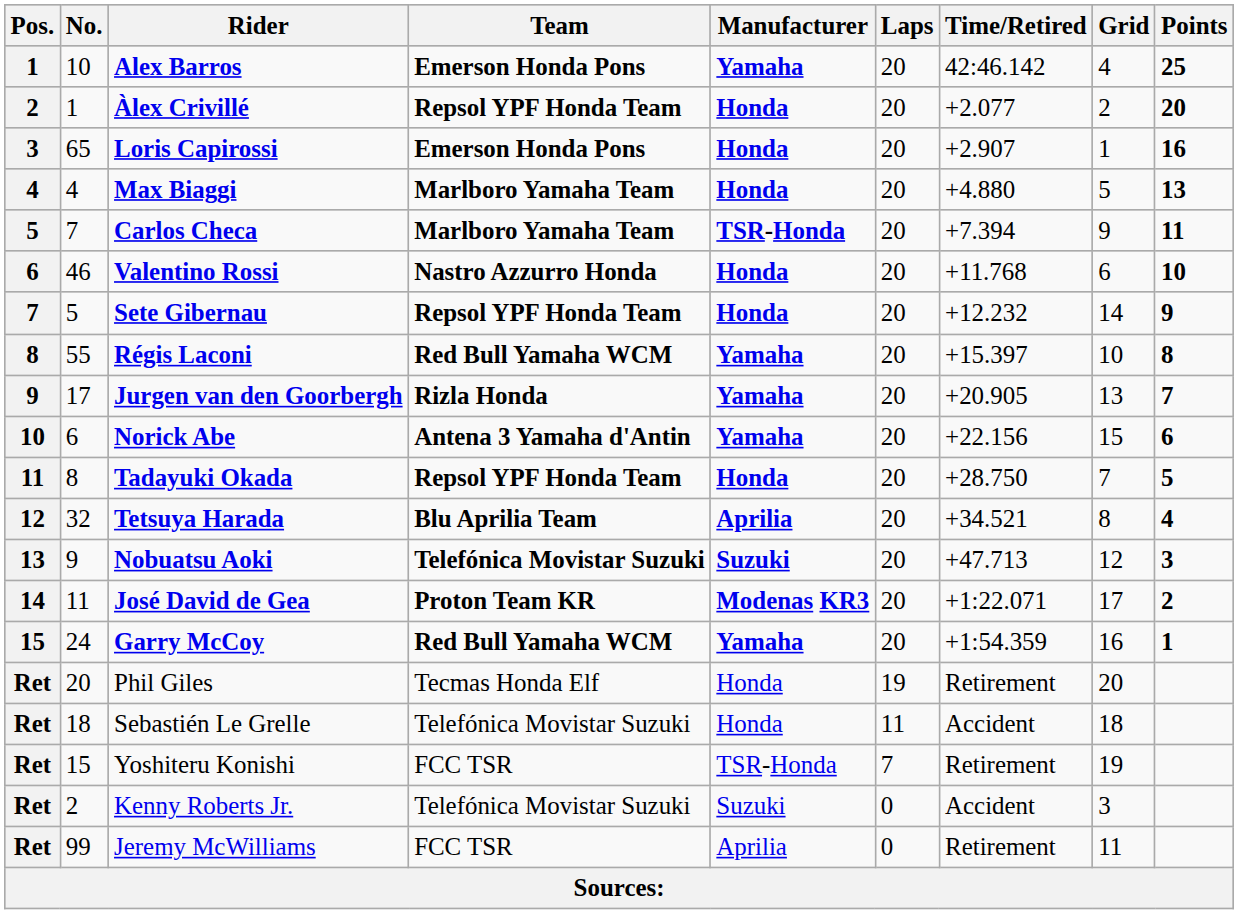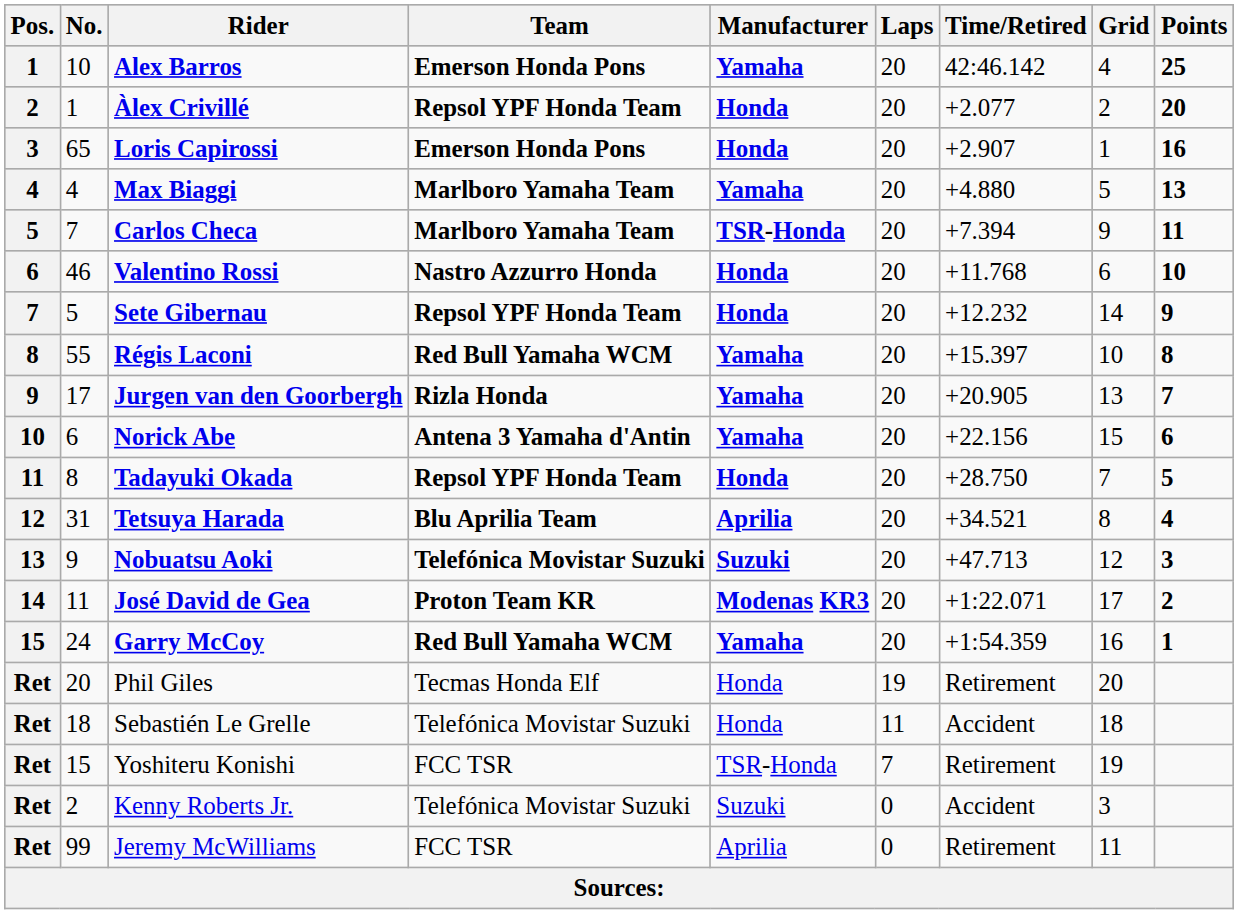(752, 189) Honda -> (760, 189) Yamaha
(78, 518) 32 -> (78, 518) 31
